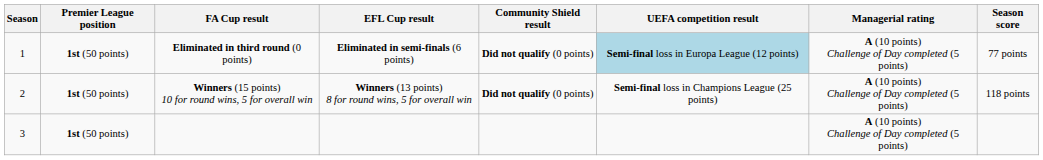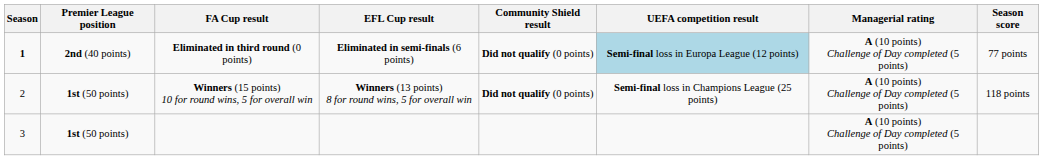(22, 53) normal -> (22, 53) bold
(98, 53) 1st (50 points) -> (98, 53) 2nd (40 points)
